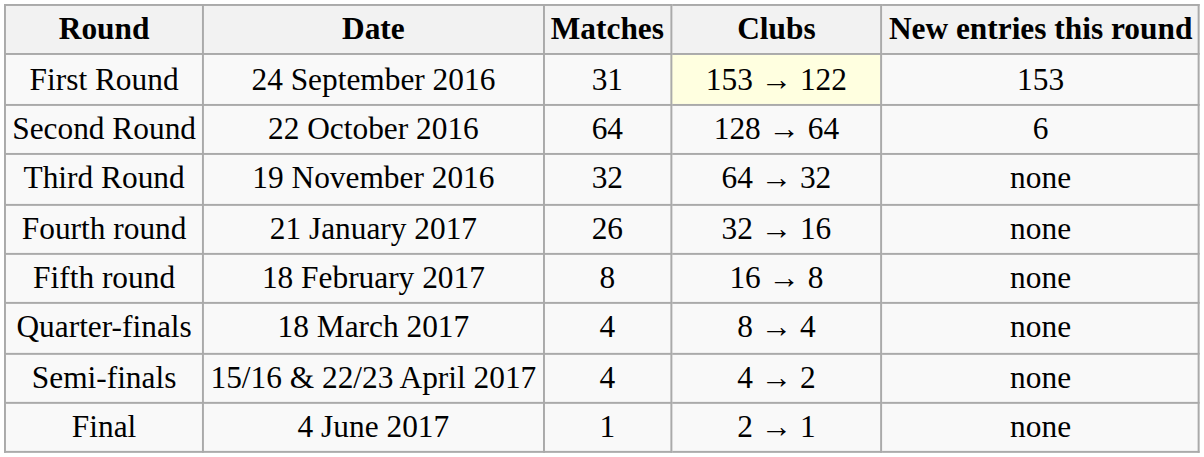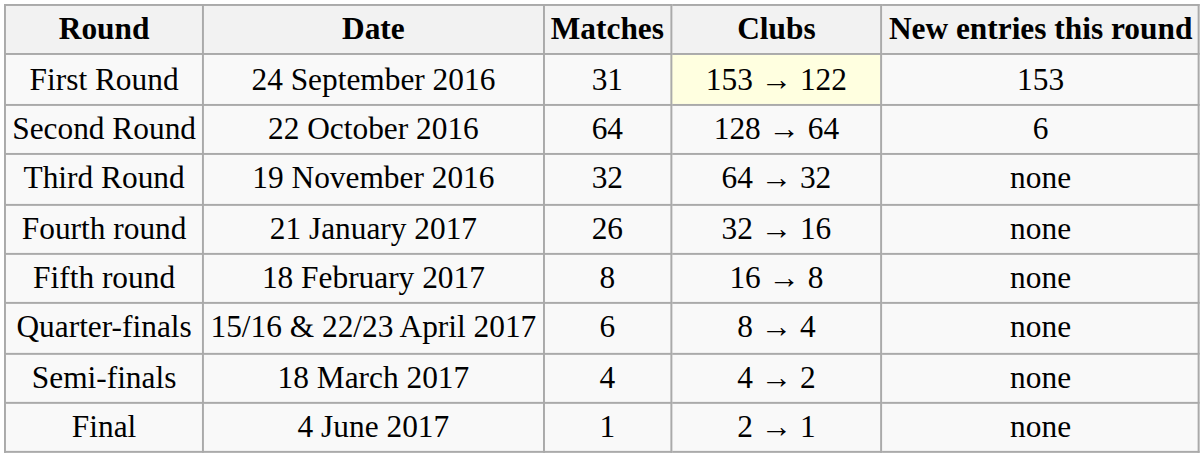(373, 327) 18 March 2017 -> (373, 327) 15/16 & 22/23 April 2017
(607, 327) 4 -> (607, 327) 6
(373, 377) 15/16 & 22/23 April 2017 -> (373, 377) 18 March 2017
